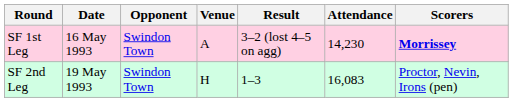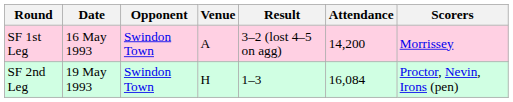(346, 43) 14,230 -> (347, 43) 14,200
(427, 43) bold -> (427, 43) normal
(346, 79) 16,083 -> (347, 79) 16,084
